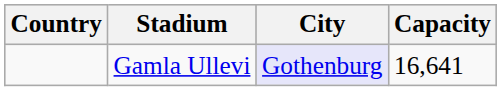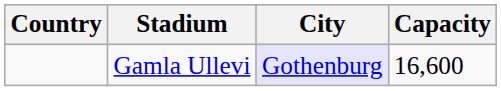(429, 64) 16,641 -> (429, 64) 16,600
